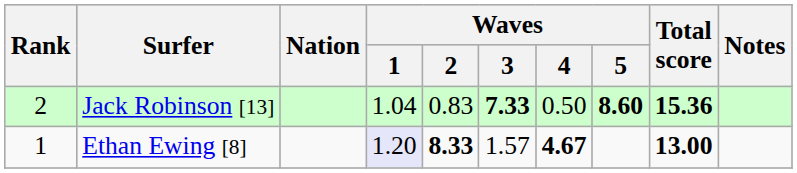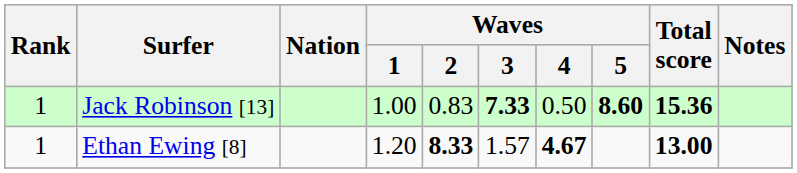(41, 106) 2 -> (41, 106) 1
(394, 106) 1.04 -> (394, 106) 1.00
(394, 146) lavender background -> (394, 146) no background
